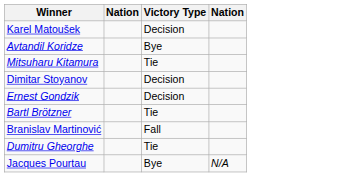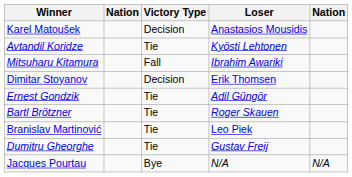+ column: (259, 12)
(153, 46) Bye -> (151, 46) Tie
(151, 63) Tie -> (152, 63) Fall
(164, 96) Decision -> (151, 96) Tie
(152, 130) Fall -> (151, 130) Tie
